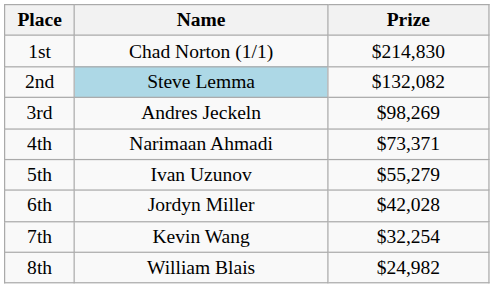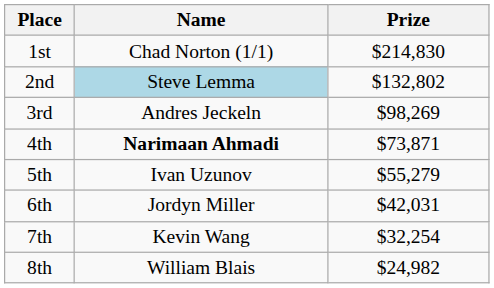(408, 81) $132,082 -> (408, 81) $132,802
(201, 143) normal -> (201, 143) bold
(408, 143) $73,371 -> (408, 143) $73,871
(408, 205) $42,028 -> (408, 205) $42,031
